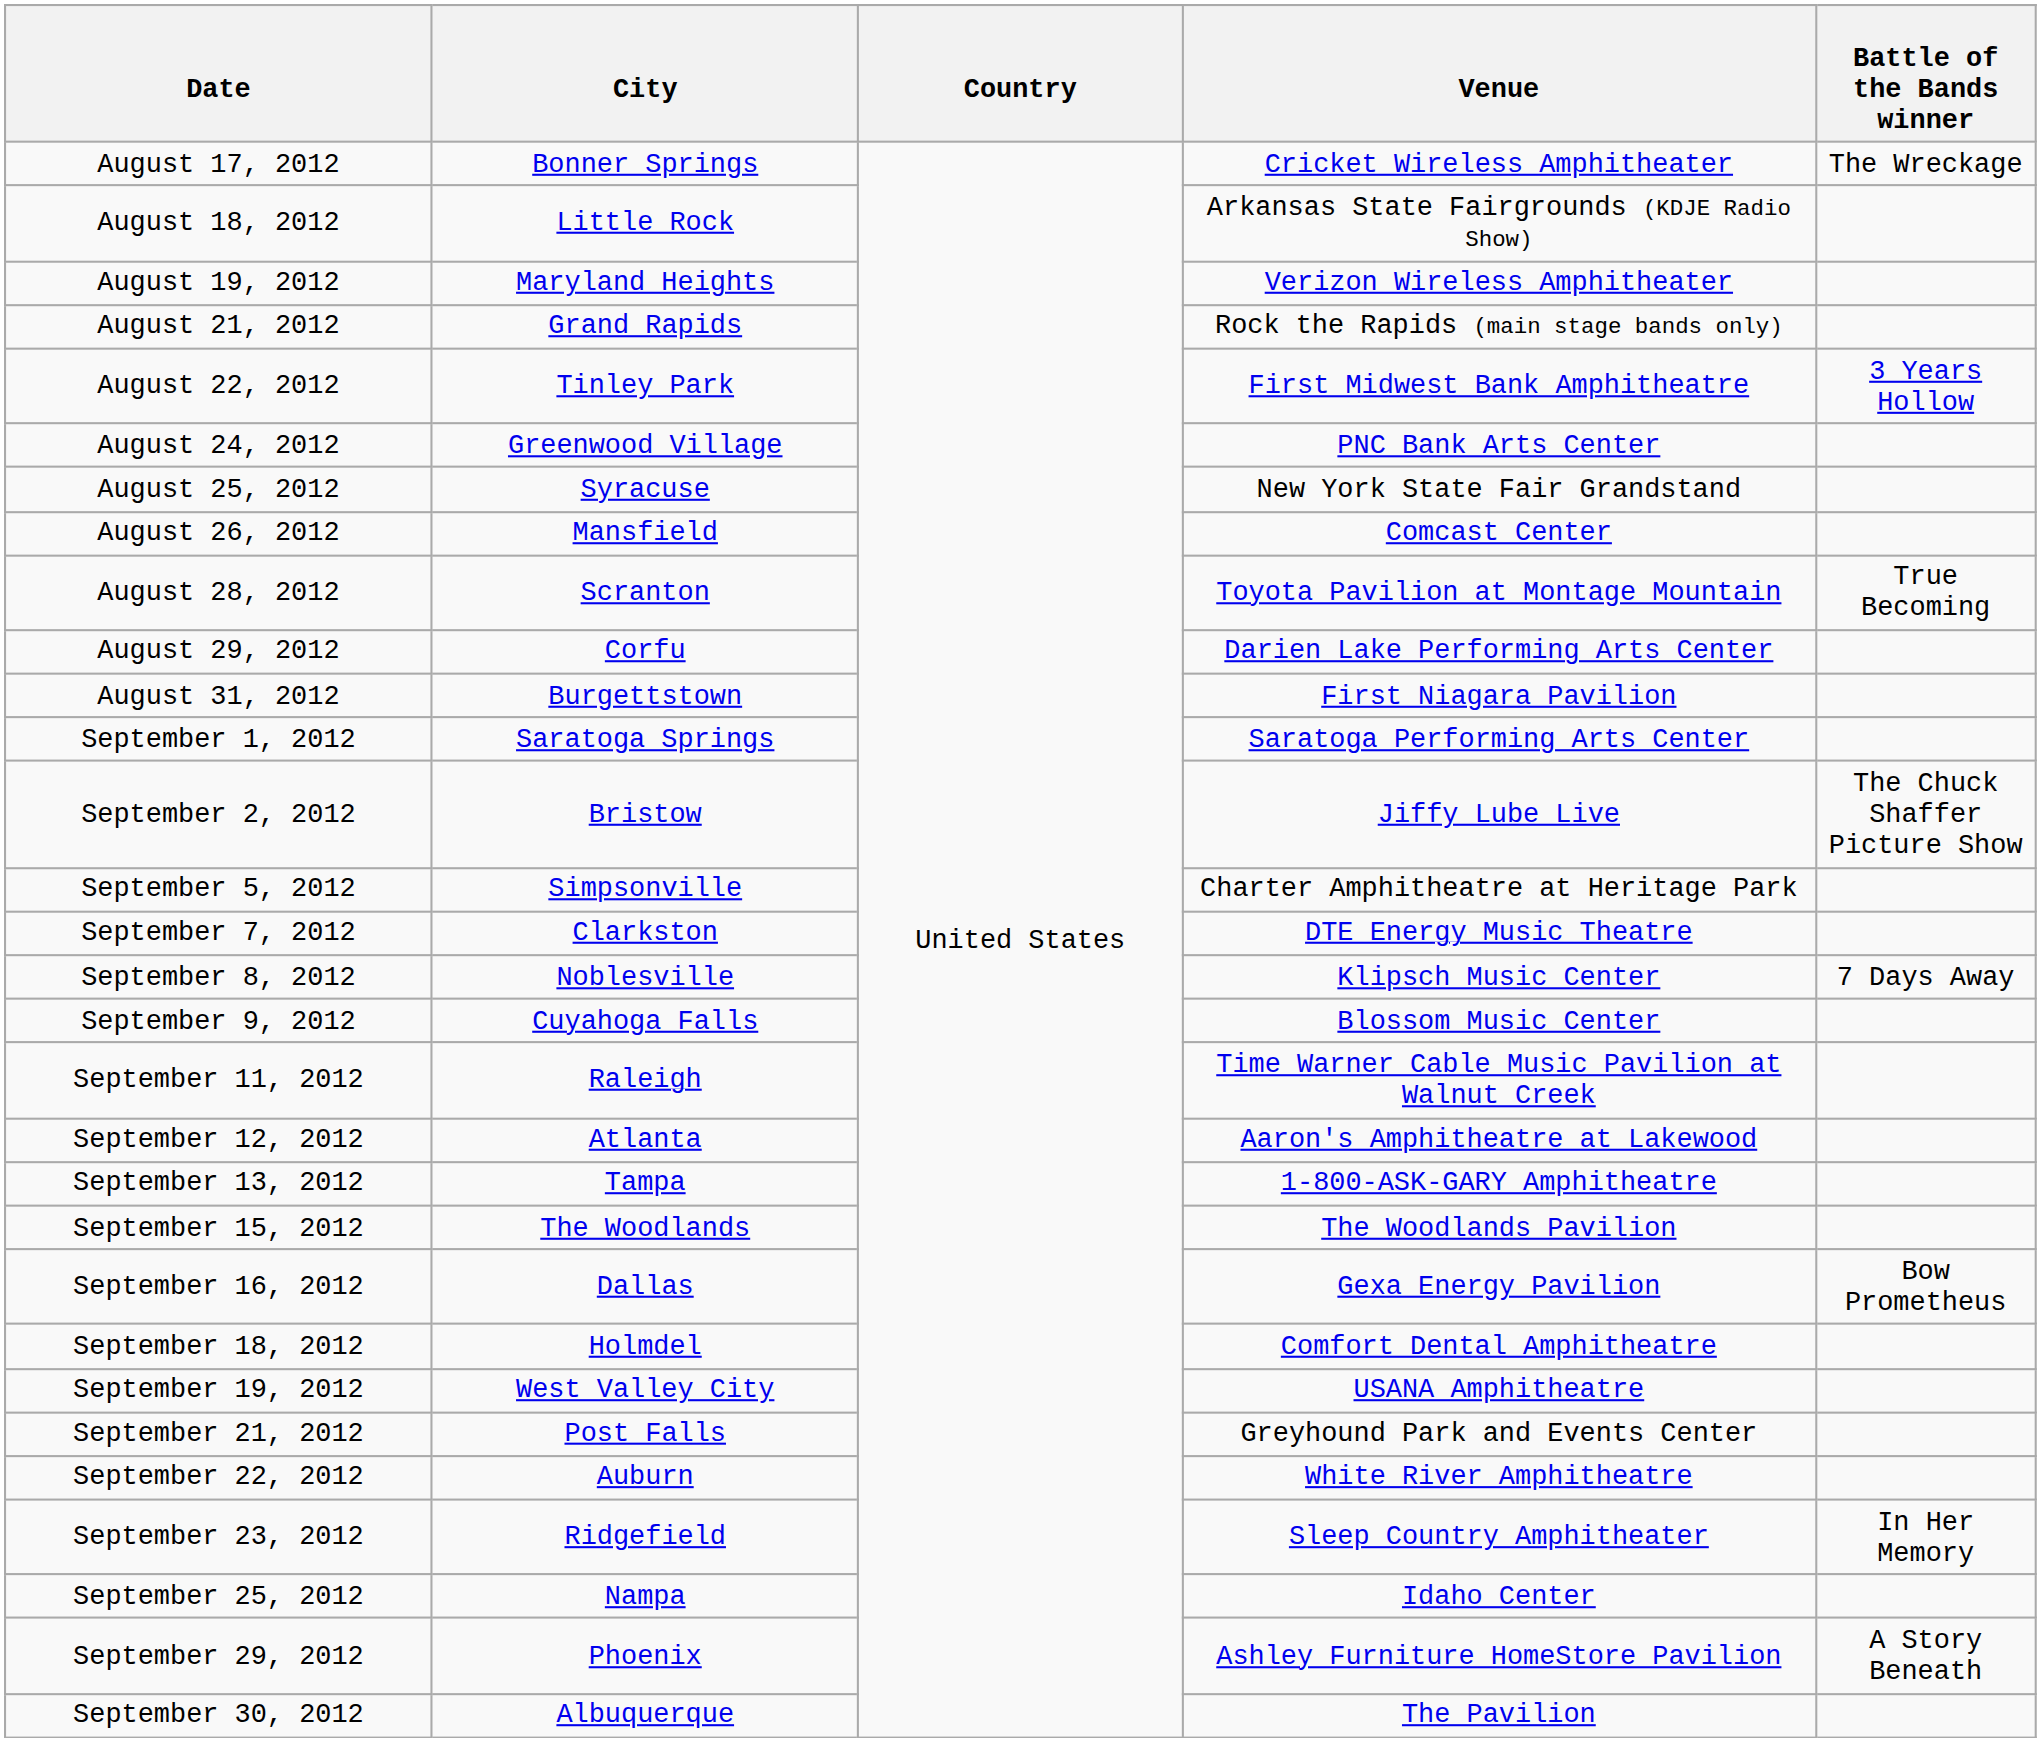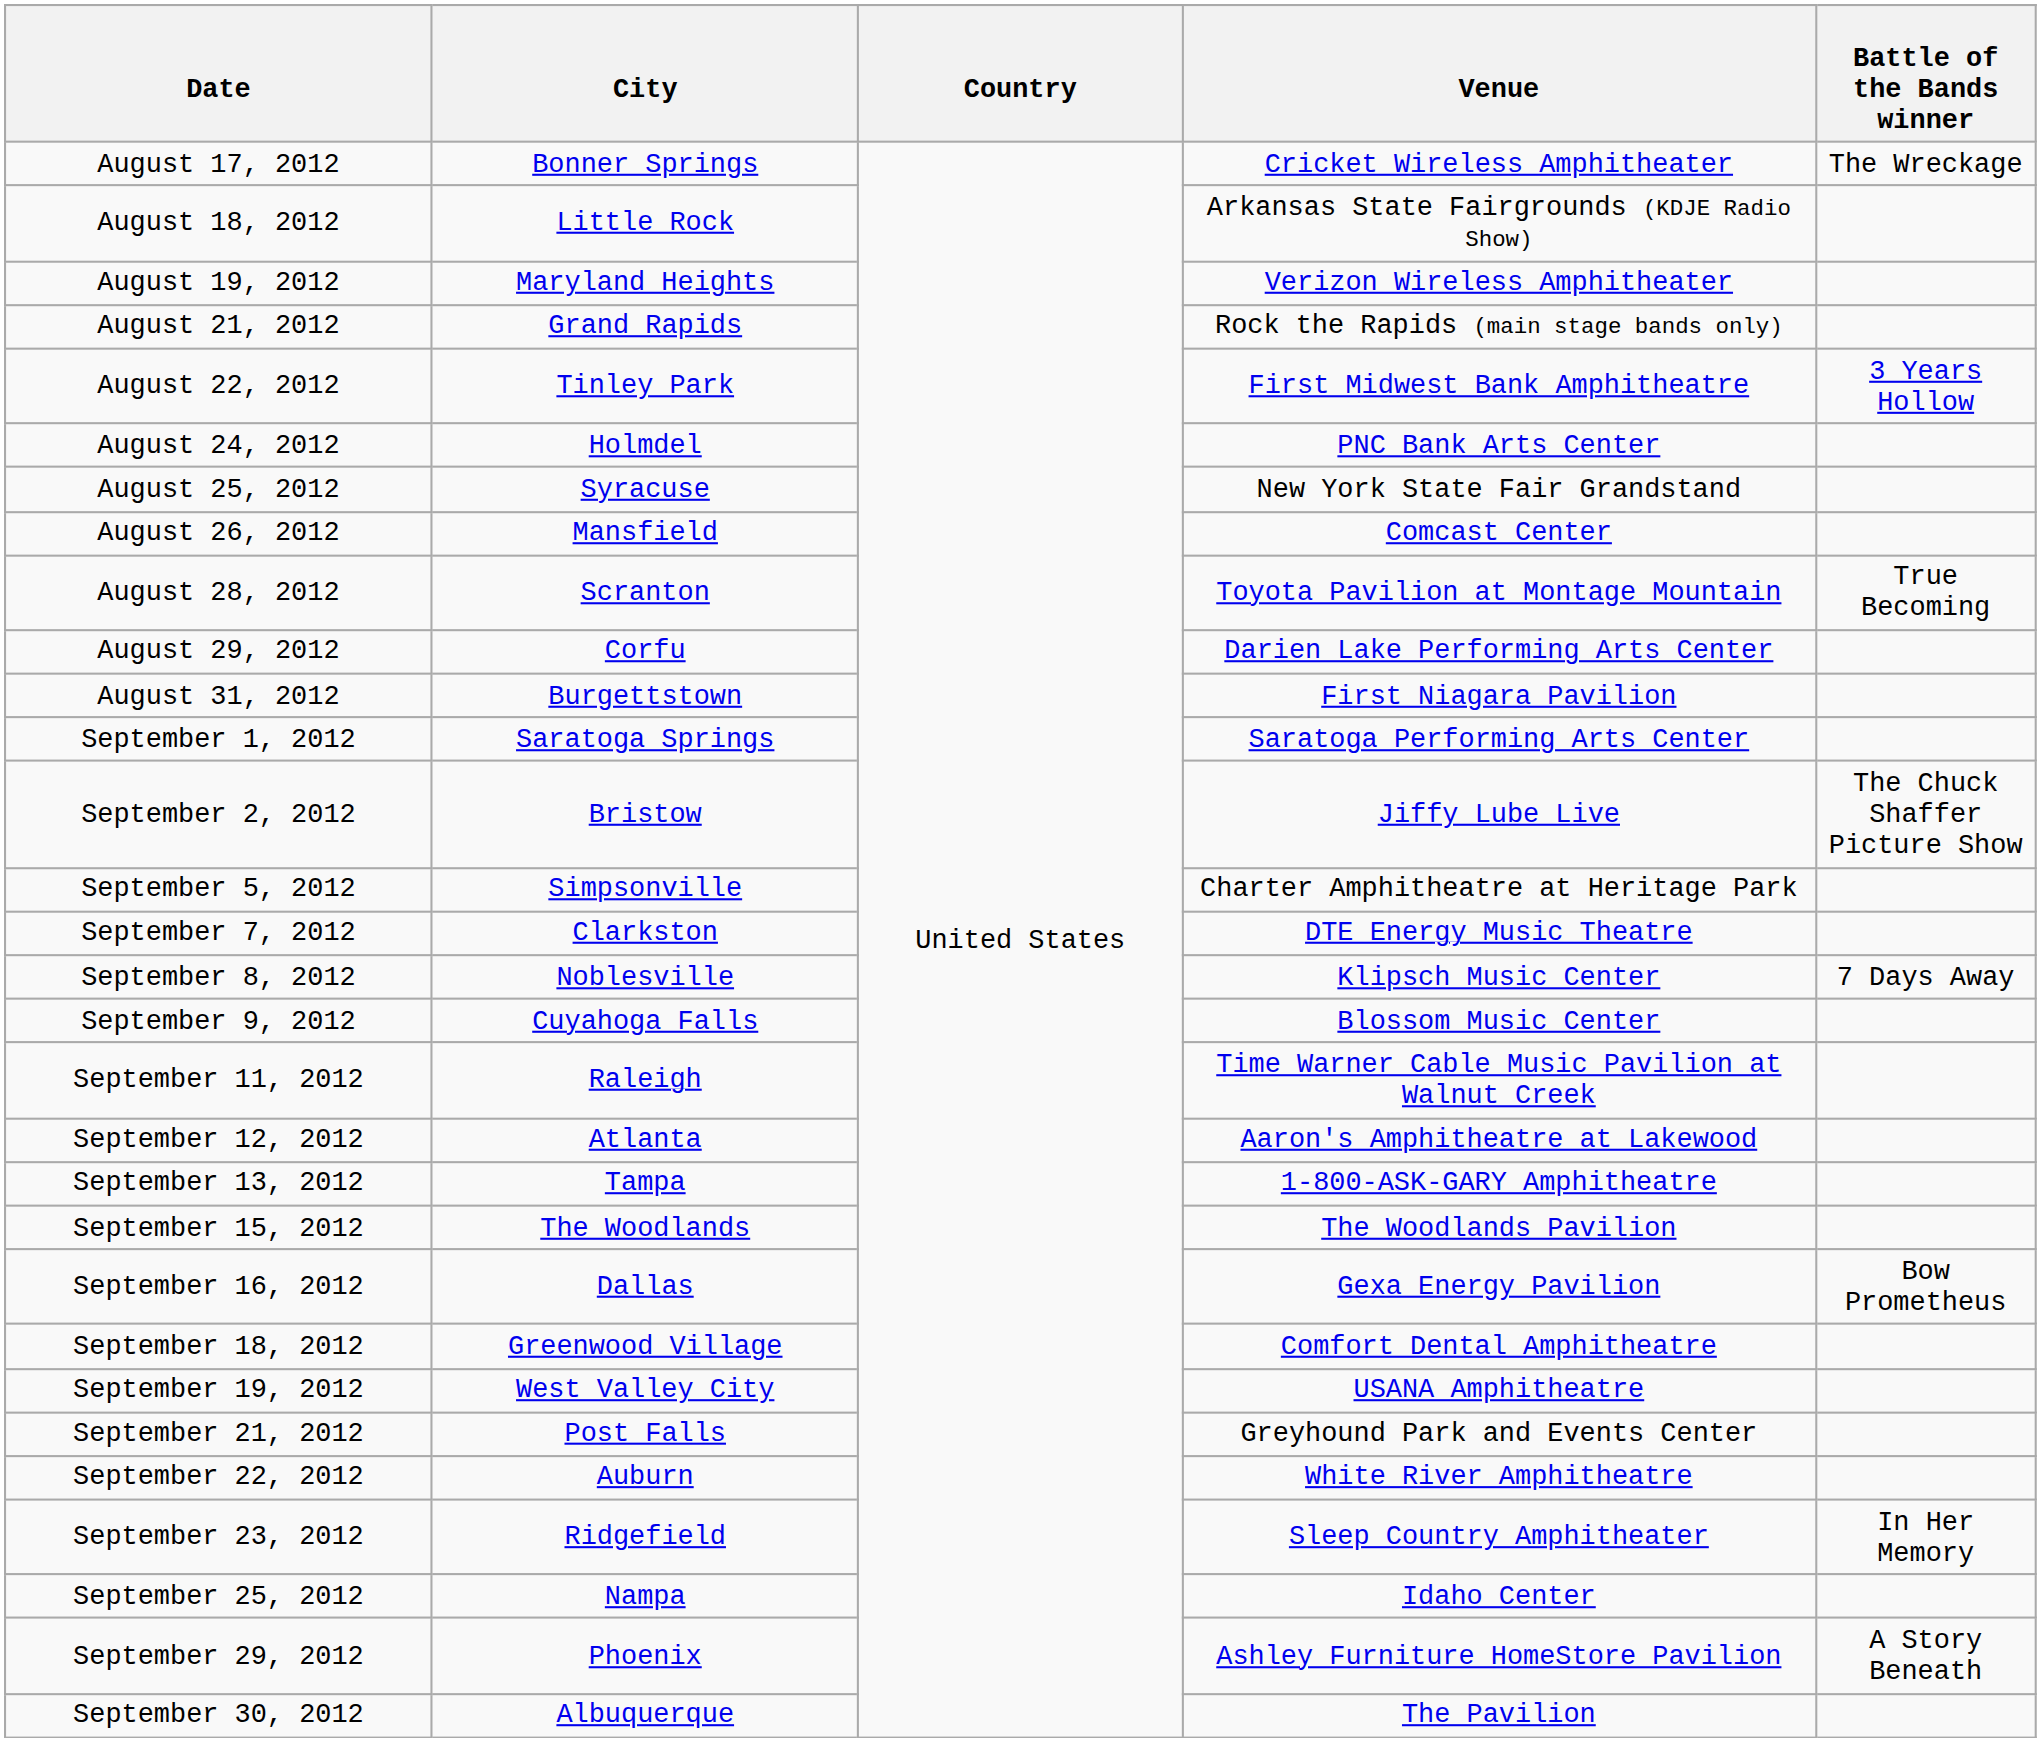(645, 445) Greenwood Village -> (645, 445) Holmdel
(645, 1346) Holmdel -> (645, 1346) Greenwood Village
